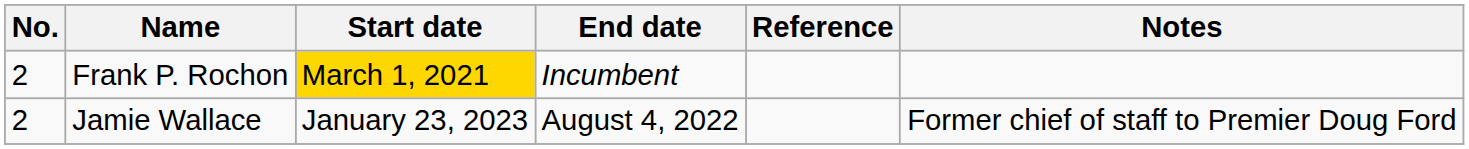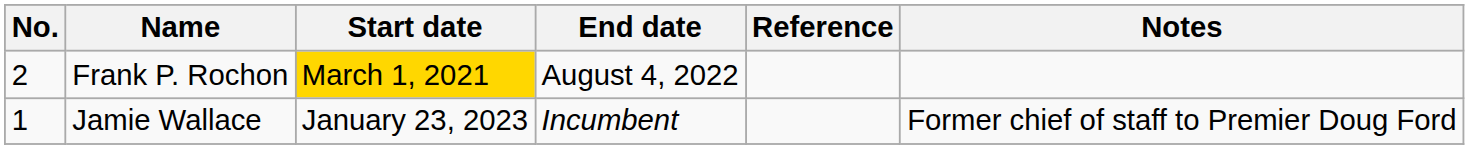(610, 74) Incumbent -> (640, 74) August 4, 2022
(20, 120) 2 -> (20, 120) 1
(640, 120) August 4, 2022 -> (610, 120) Incumbent
